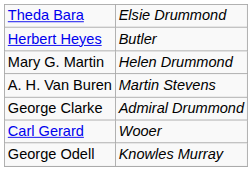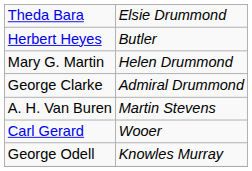rows swapped: (60, 85) <-> (55, 108)
